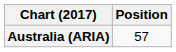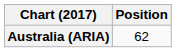(142, 36) 57 -> (142, 36) 62
